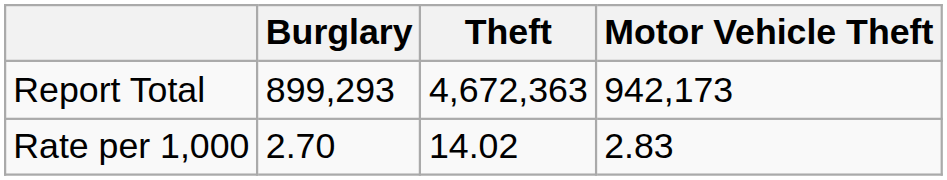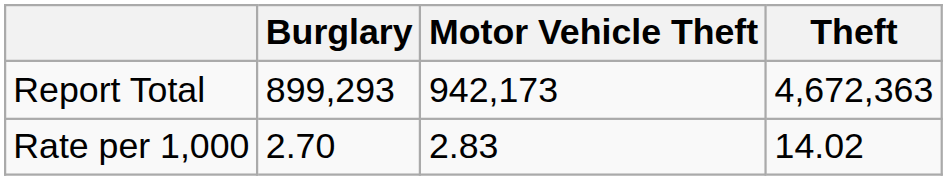columns swapped: (508, 32) <-> (769, 32)
